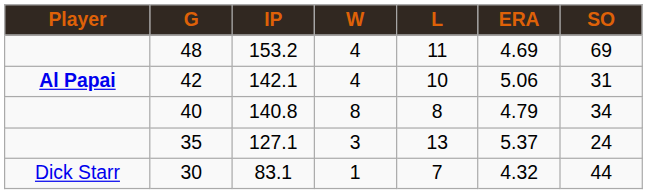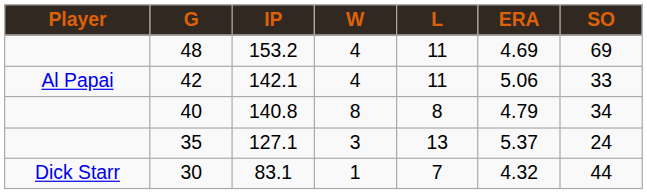(77, 81) bold -> (77, 81) normal
(437, 81) 10 -> (437, 81) 11
(601, 81) 31 -> (601, 81) 33
